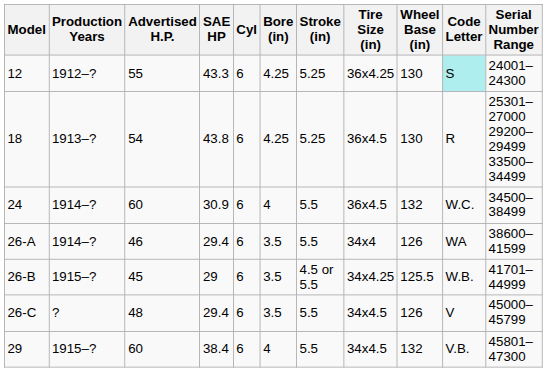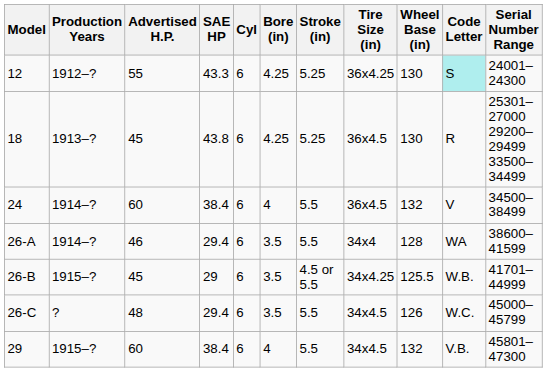(136, 139) 54 -> (136, 139) 45
(216, 205) 30.9 -> (216, 205) 38.4
(460, 205) W.C. -> (450, 205) V
(411, 241) 126 -> (411, 241) 128
(450, 313) V -> (460, 313) W.C.
